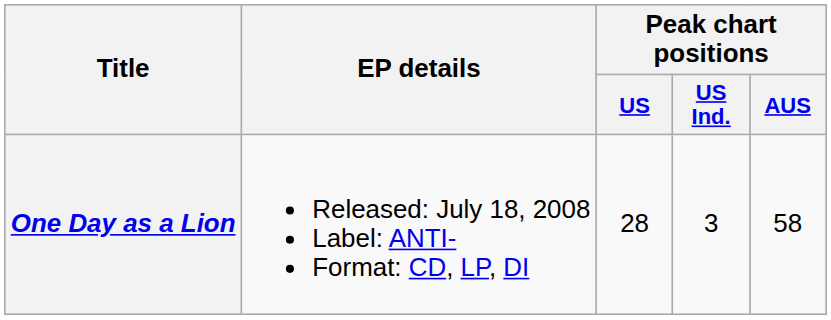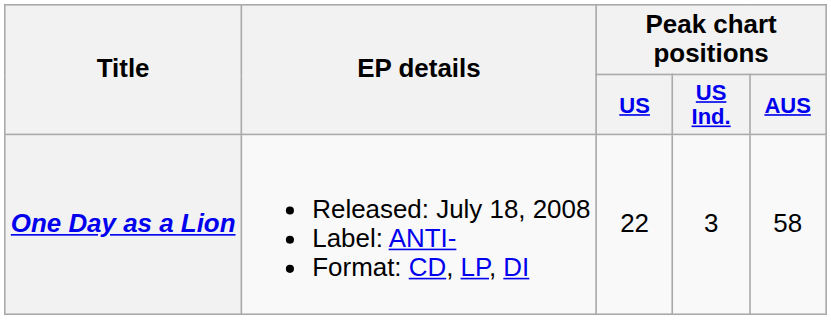(635, 224) 28 -> (635, 224) 22
